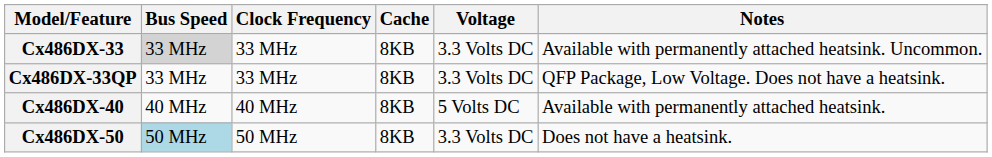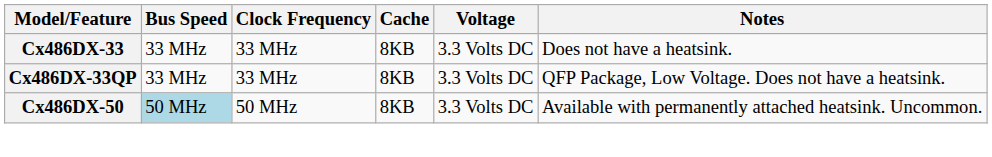(176, 48) lightgrey background -> (176, 48) no background
(762, 48) Available with permanently attached heatsink. Uncommon. -> (637, 48) Does not have a heatsink.
- row: (73, 107)
(637, 136) Does not have a heatsink. -> (762, 107) Available with permanently attached heatsink. Uncommon.
